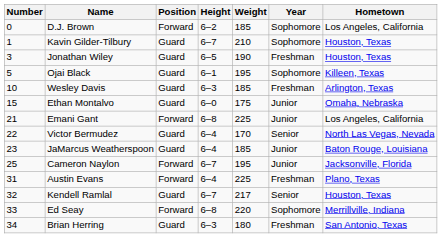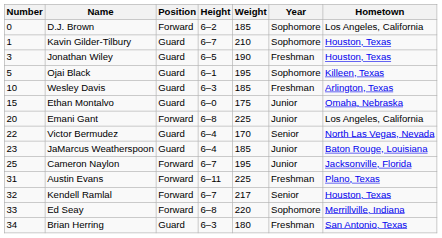(12, 118) 21 -> (12, 118) 20
(208, 179) 6–4 -> (211, 179) 6–11
(172, 194) Guard -> (176, 194) Forward
